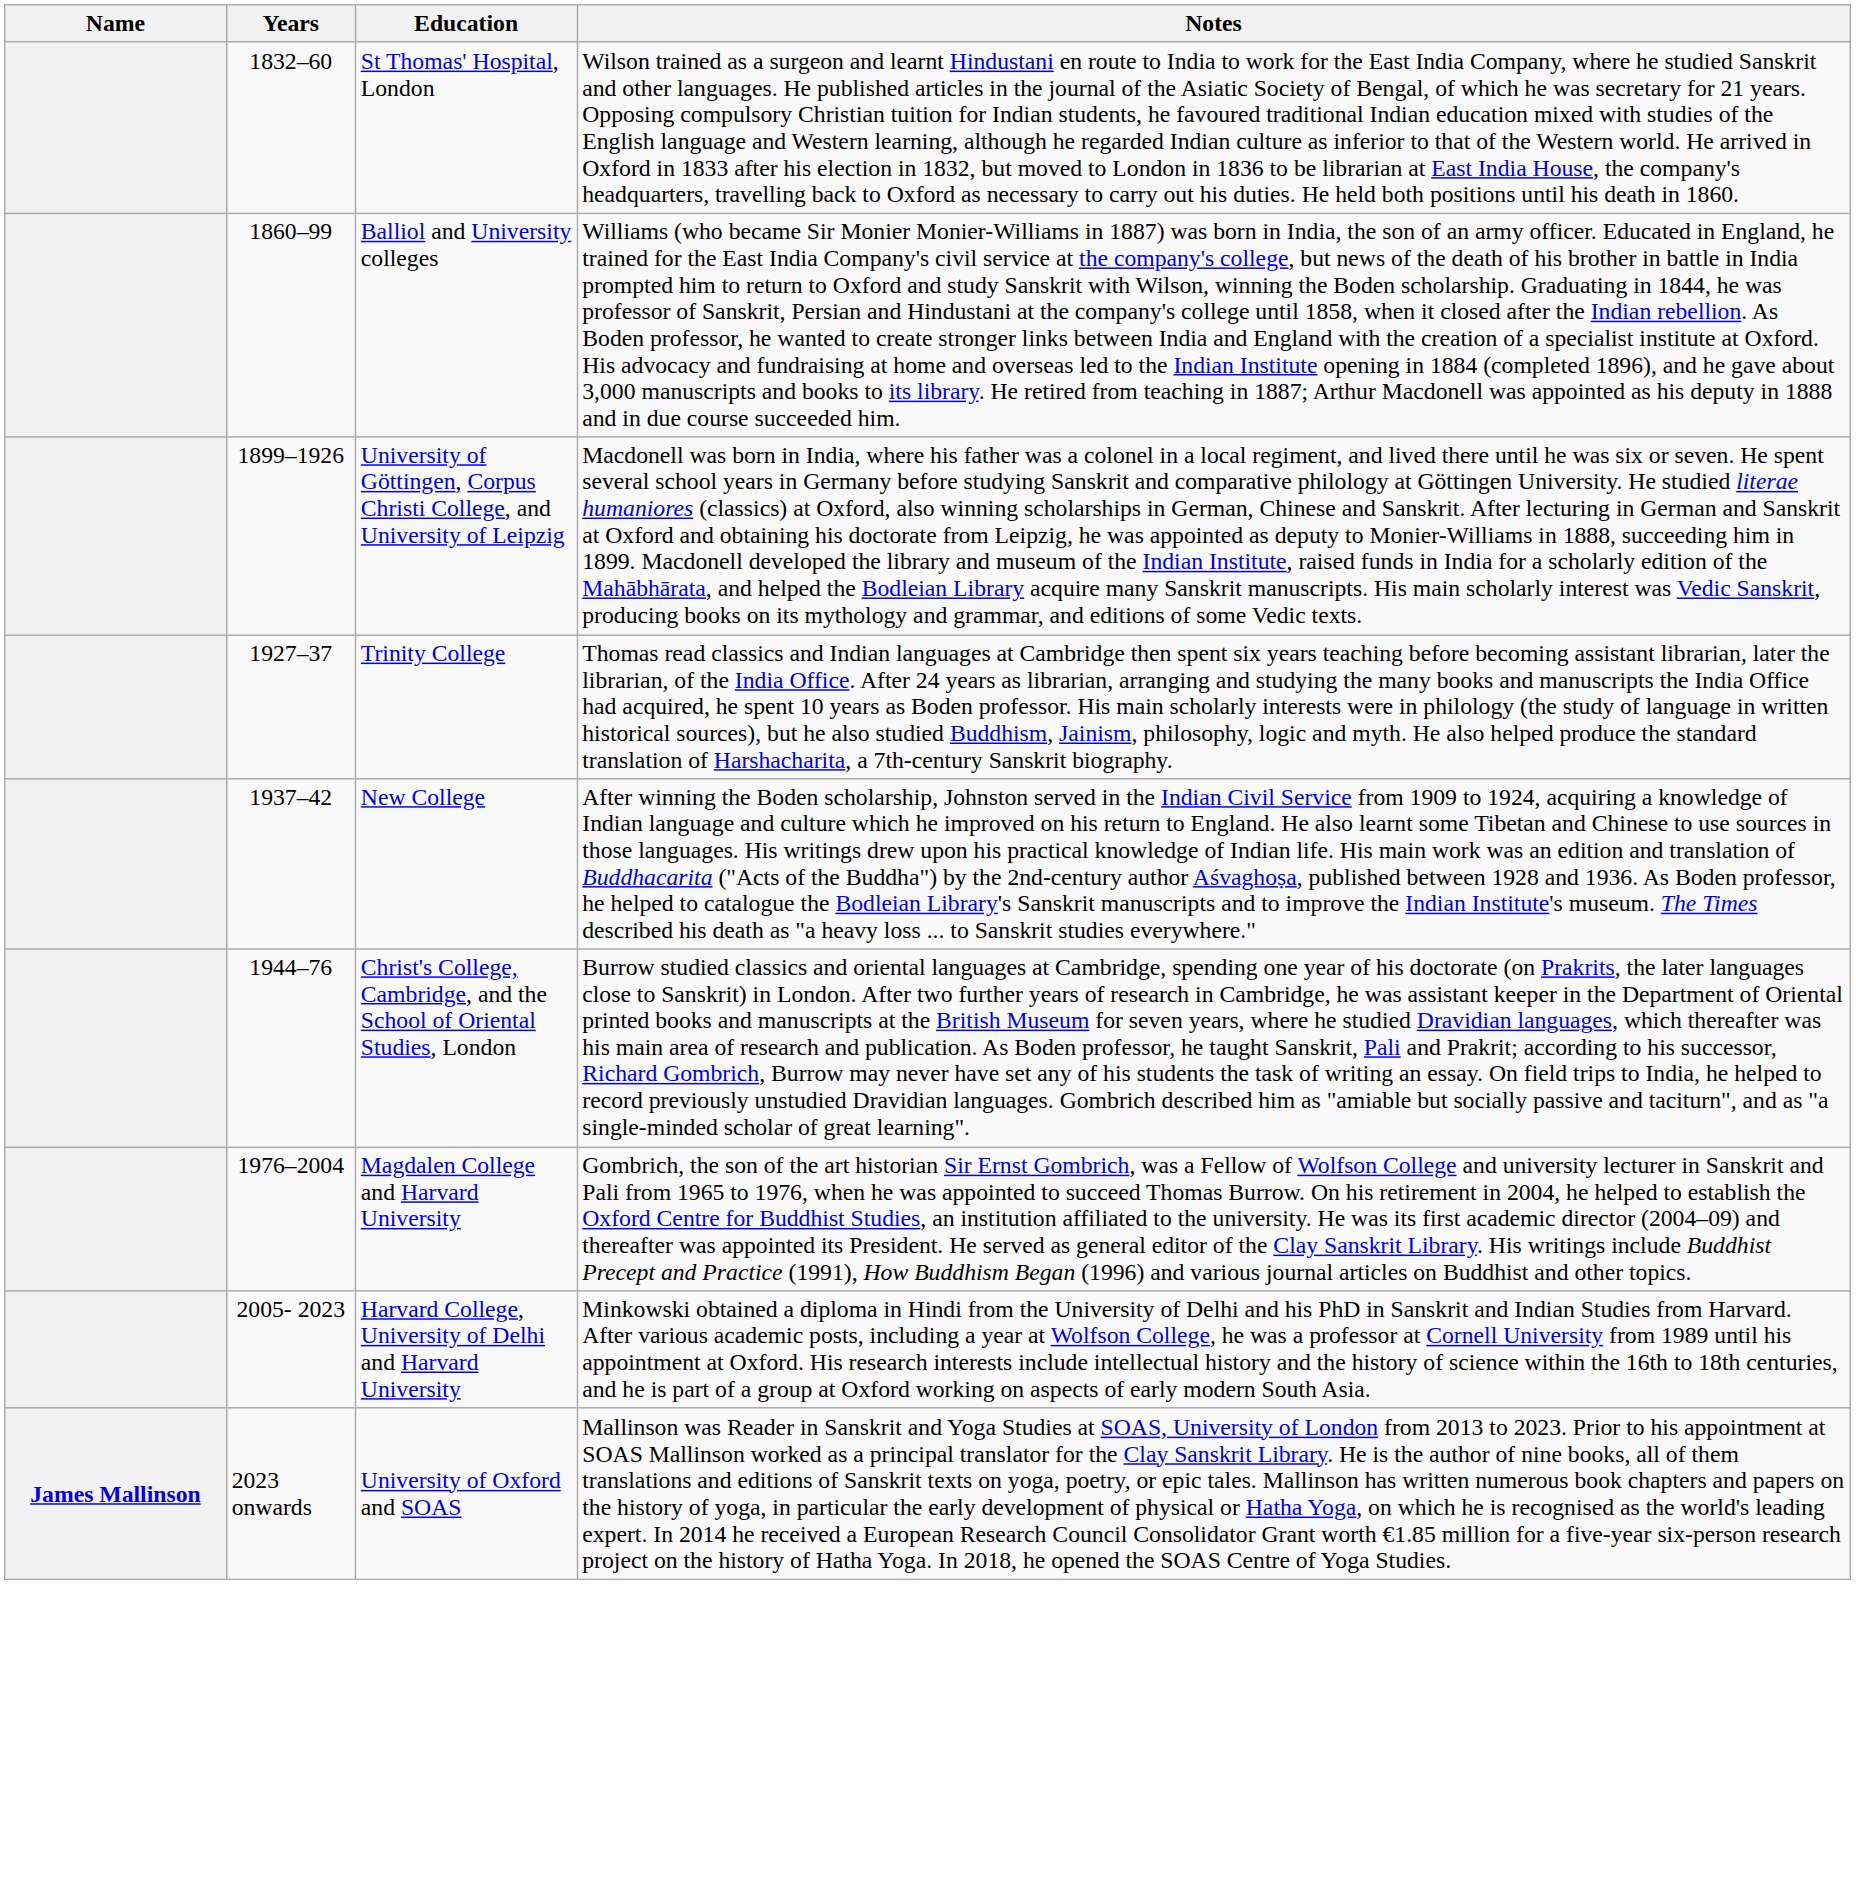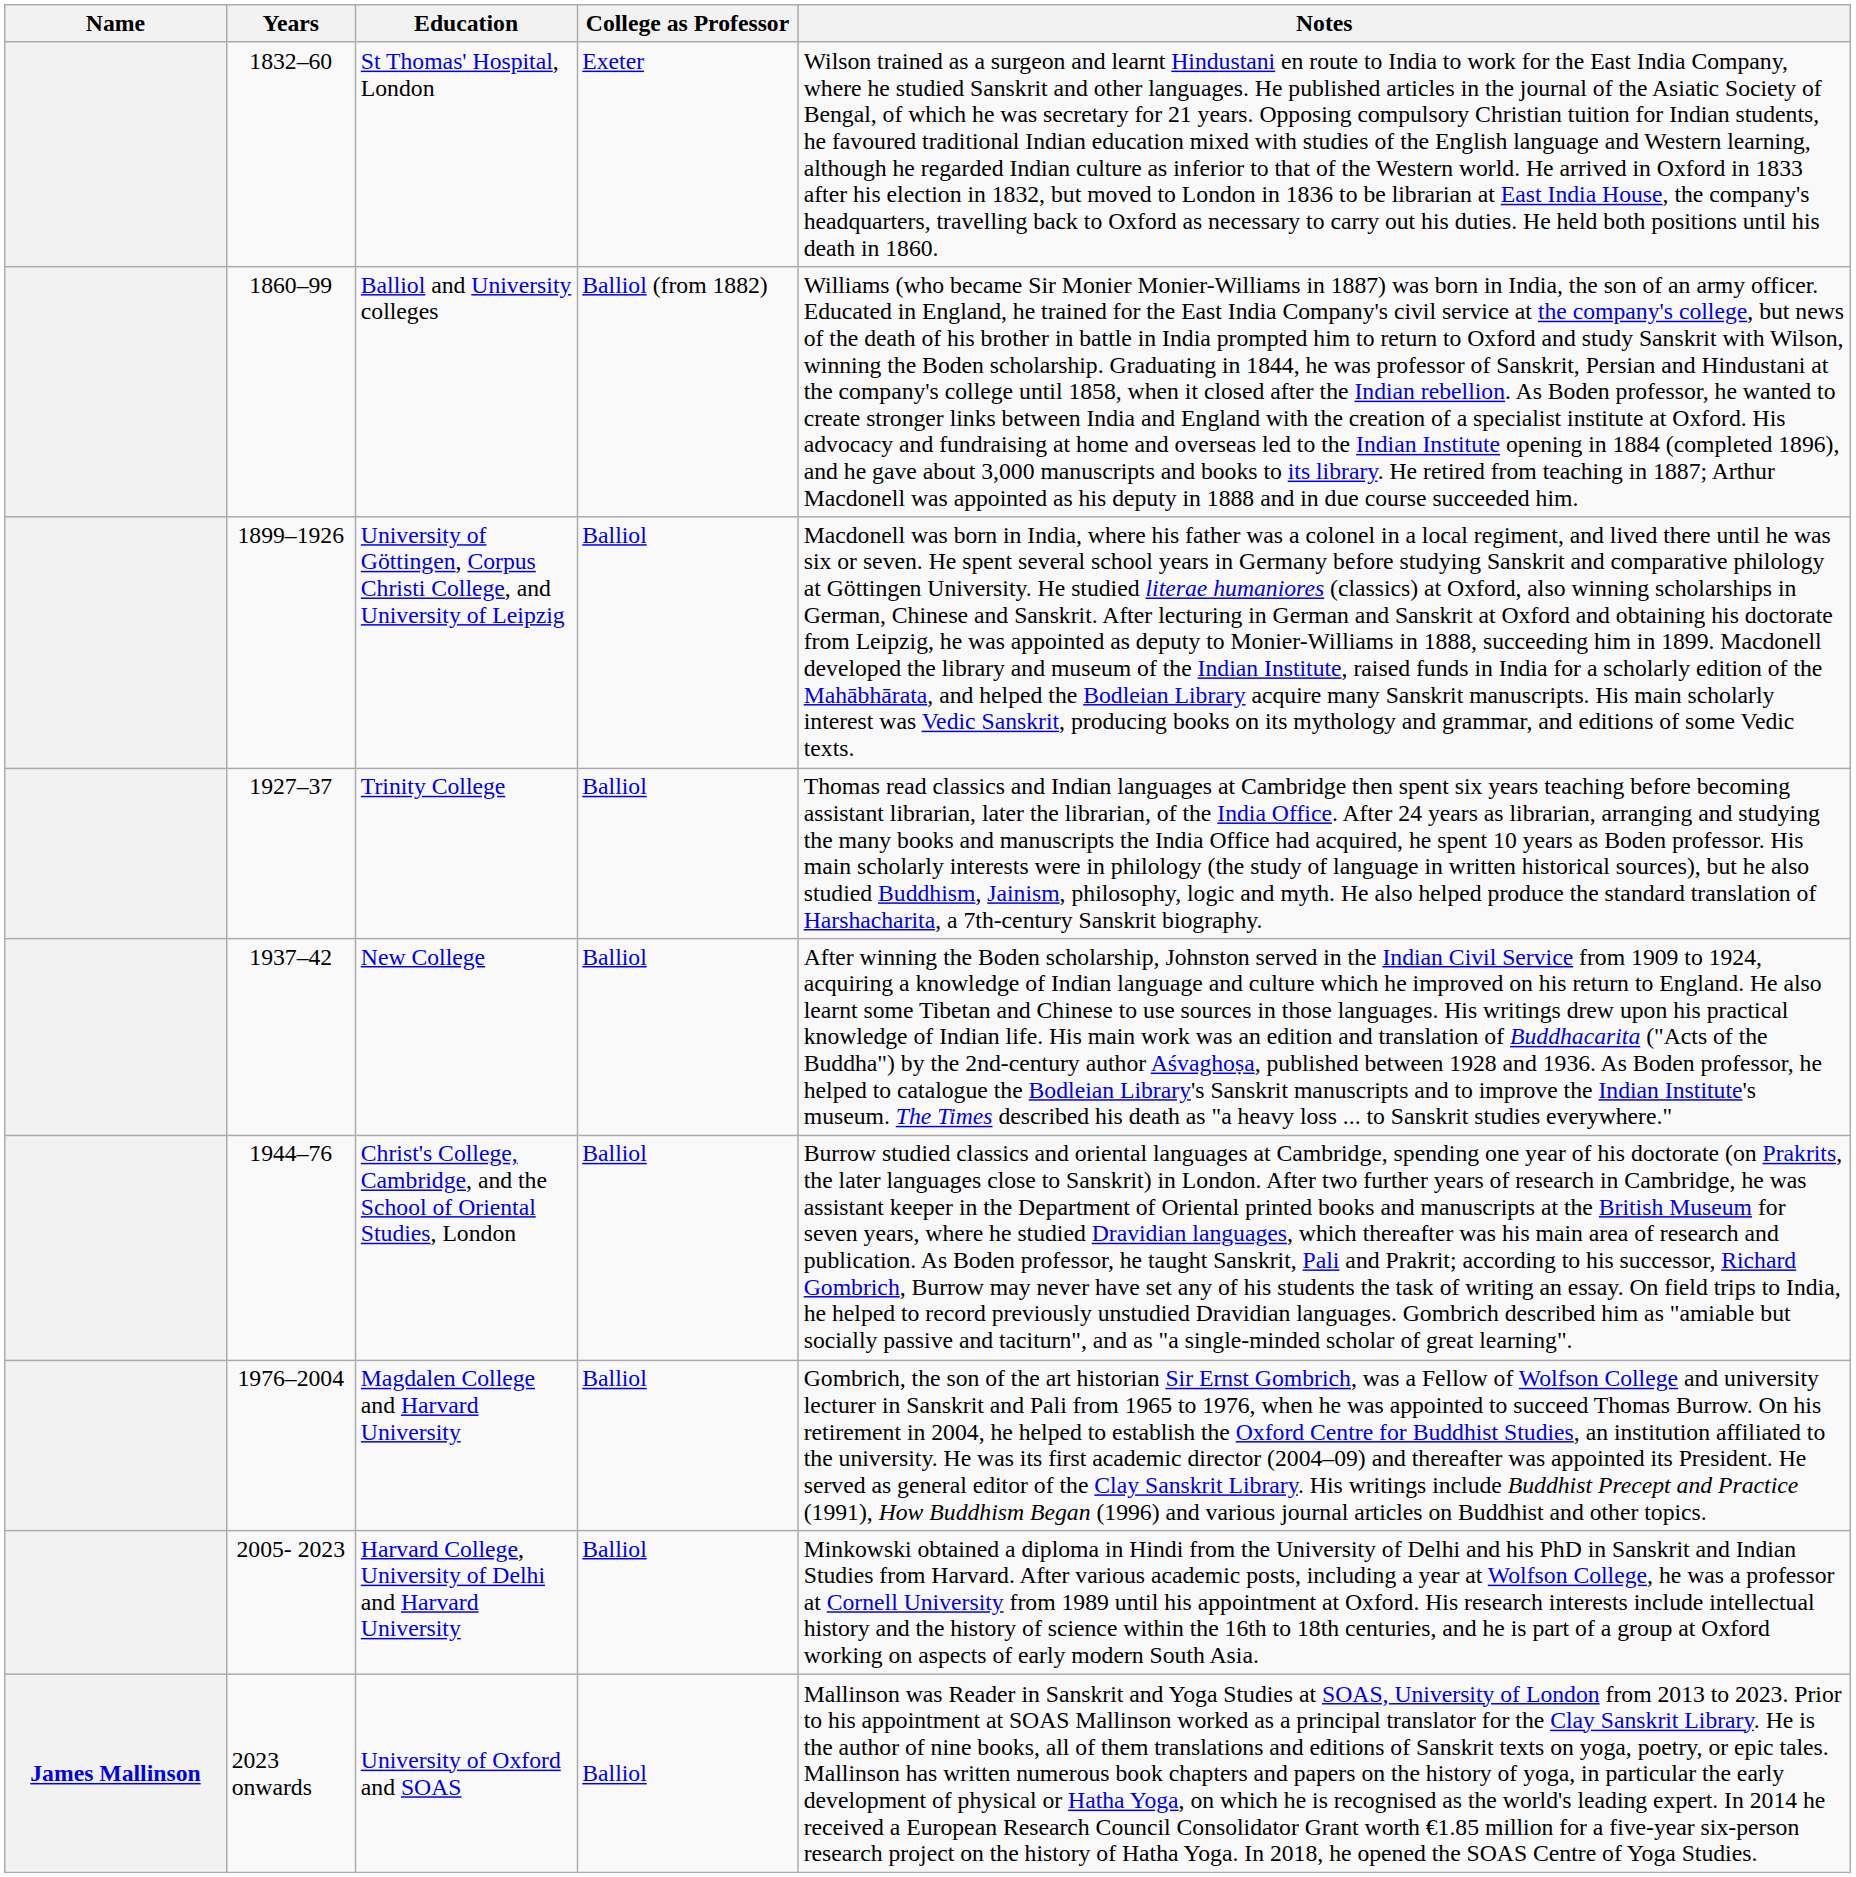+ column: (688, 23)
